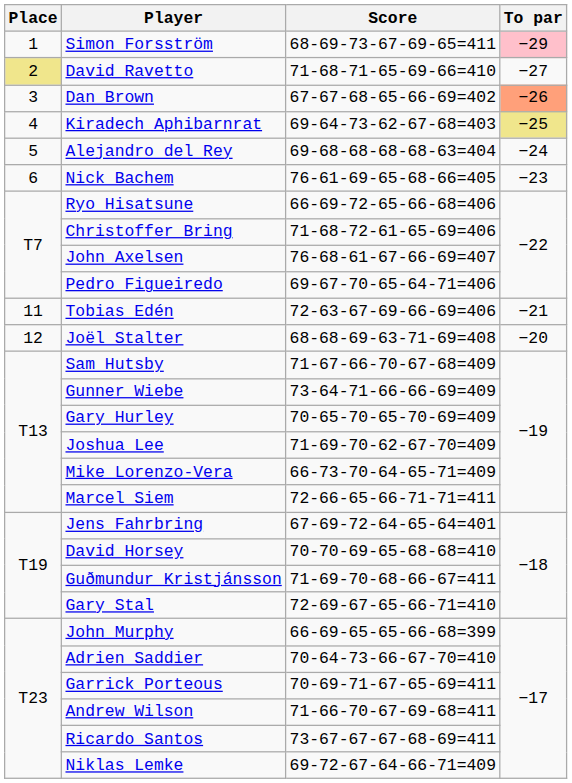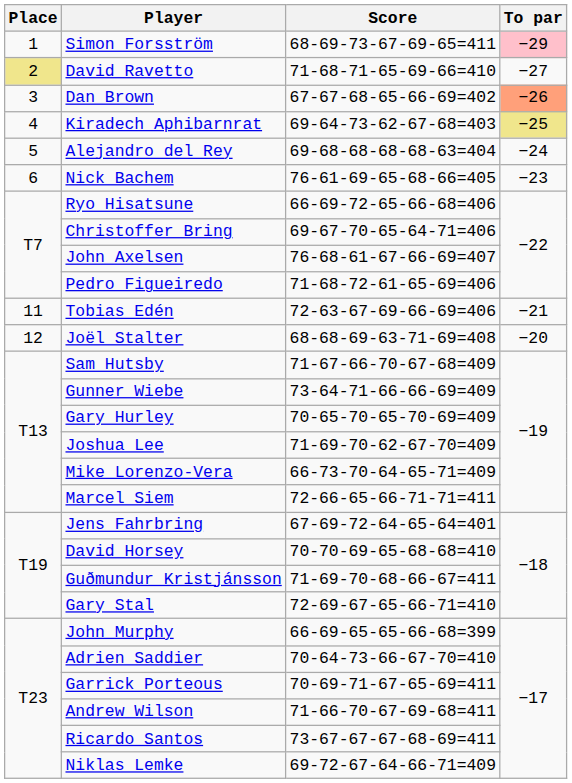(393, 232) 71-68-72-61-65-69=406 -> (393, 232) 69-67-70-65-64-71=406
(393, 285) 69-67-70-65-64-71=406 -> (393, 285) 71-68-72-61-65-69=406
